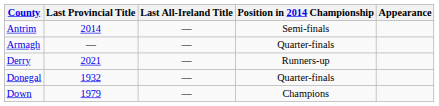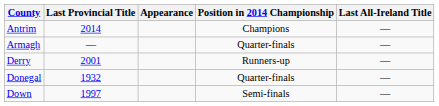columns swapped: (187, 12) <-> (405, 12)
(306, 28) Semi-finals -> (266, 28) Champions
(91, 61) 2021 -> (91, 61) 2001
(91, 93) 1979 -> (91, 93) 1997
(306, 93) Champions -> (266, 93) Semi-finals
